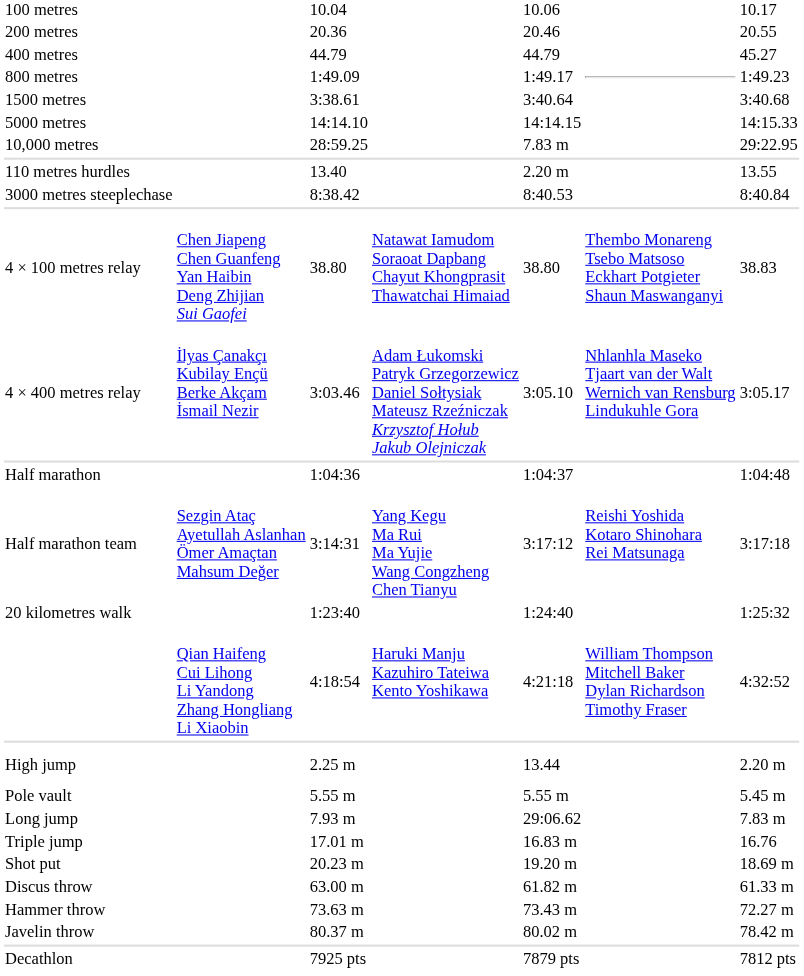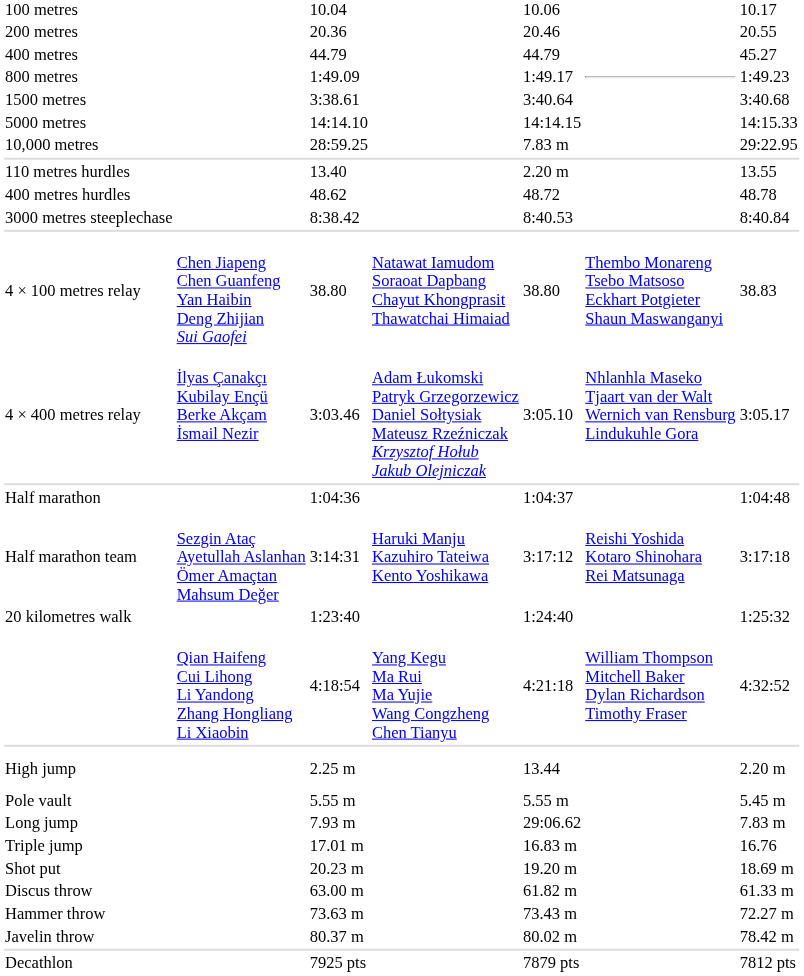+ row: (68, 194)
(431, 553) Yang Kegu Ma Rui Ma Yujie Wang Congzheng Chen Tianyu -> (431, 557) Haruki Manju Kazuhiro Tateiwa Kento Yoshikawa
(431, 672) Haruki Manju Kazuhiro Tateiwa Kento Yoshikawa -> (431, 695) Yang Kegu Ma Rui Ma Yujie Wang Congzheng Chen Tianyu
